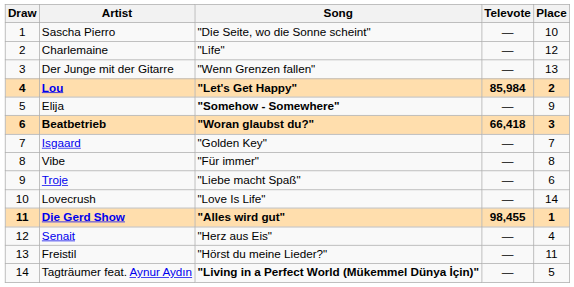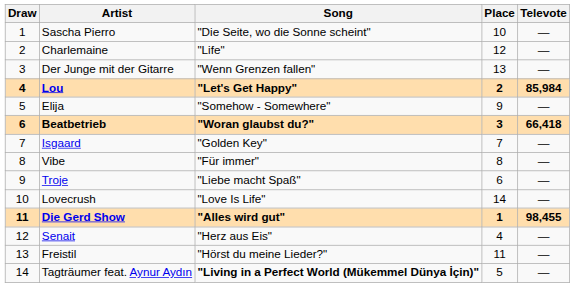columns swapped: (508, 13) <-> (552, 13)
(269, 106) bold -> (264, 106) normal
